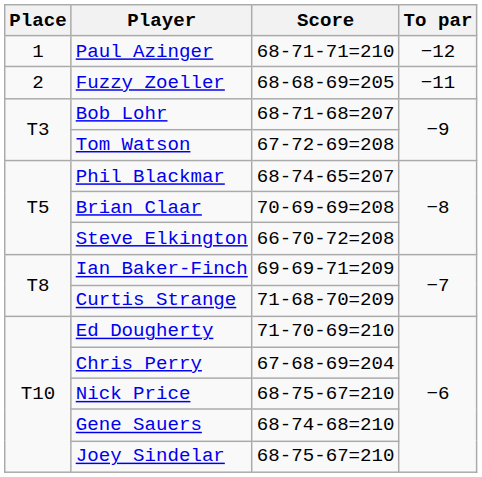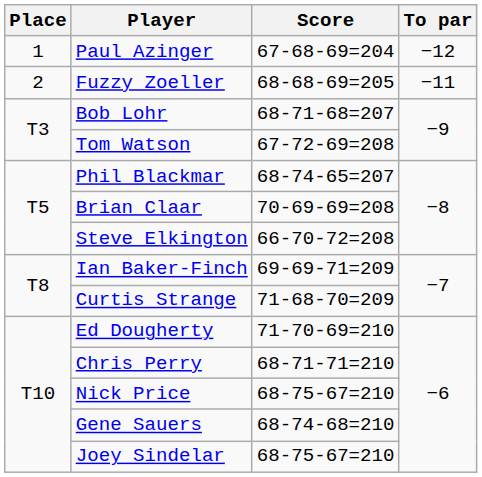(326, 51) 68-71-71=210 -> (326, 51) 67-68-69=204
(326, 363) 67-68-69=204 -> (326, 363) 68-71-71=210
